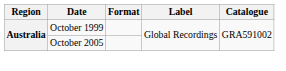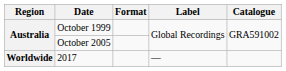+ row: (67, 58)
